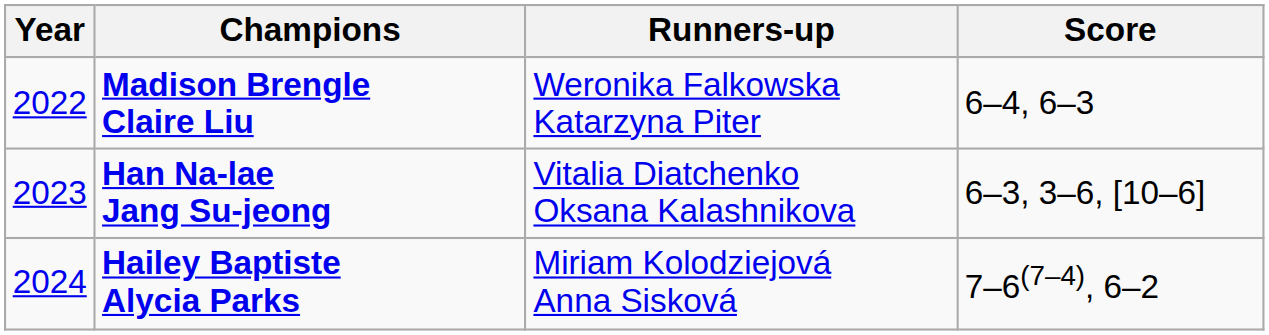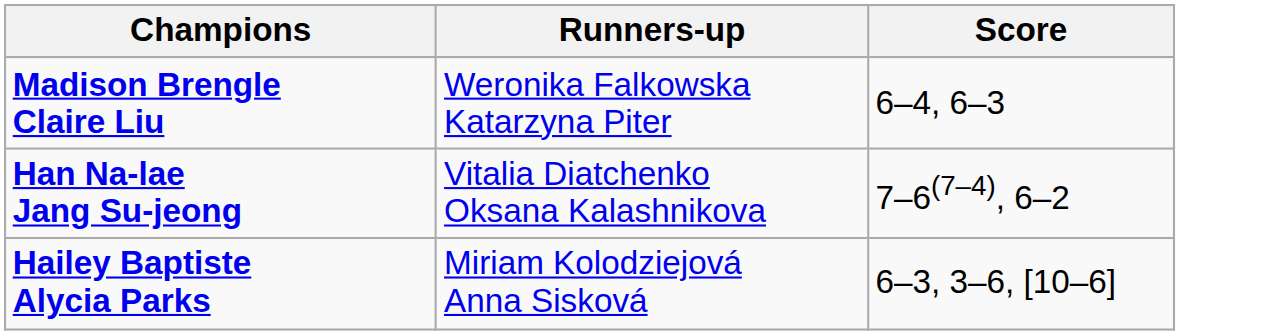- column: (50, 30)
(1085, 192) 6–3, 3–6, [10–6] -> (973, 192) 7–6(7–4), 6–2
(1062, 282) 7–6(7–4), 6–2 -> (996, 282) 6–3, 3–6, [10–6]
